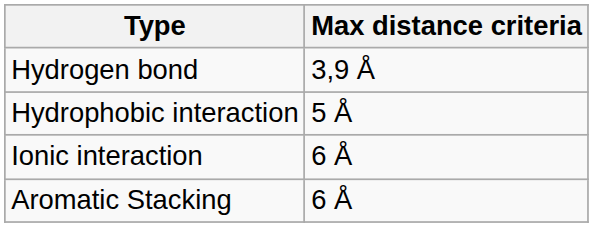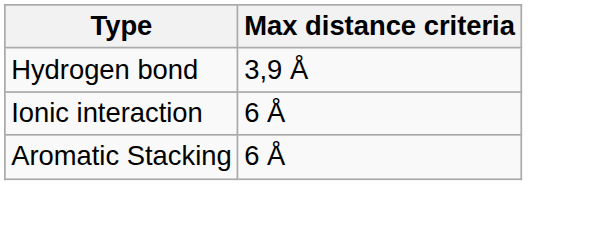- row: (155, 112)
